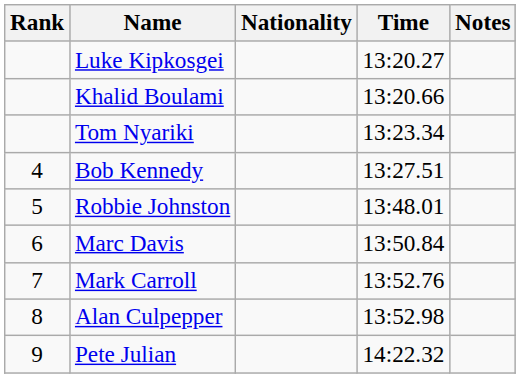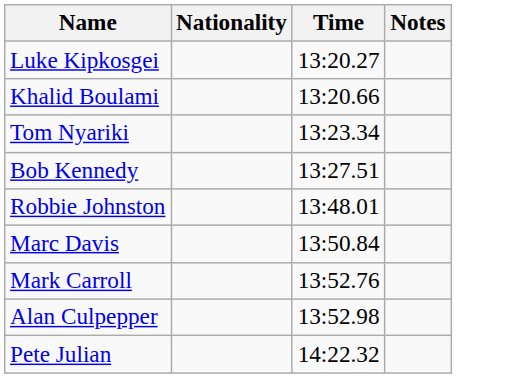- column: (37, 22)
